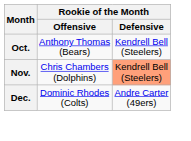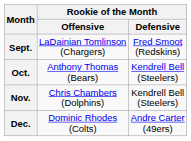+ row: (21, 47)
(141, 73) lightsalmon background -> (158, 98) no background
